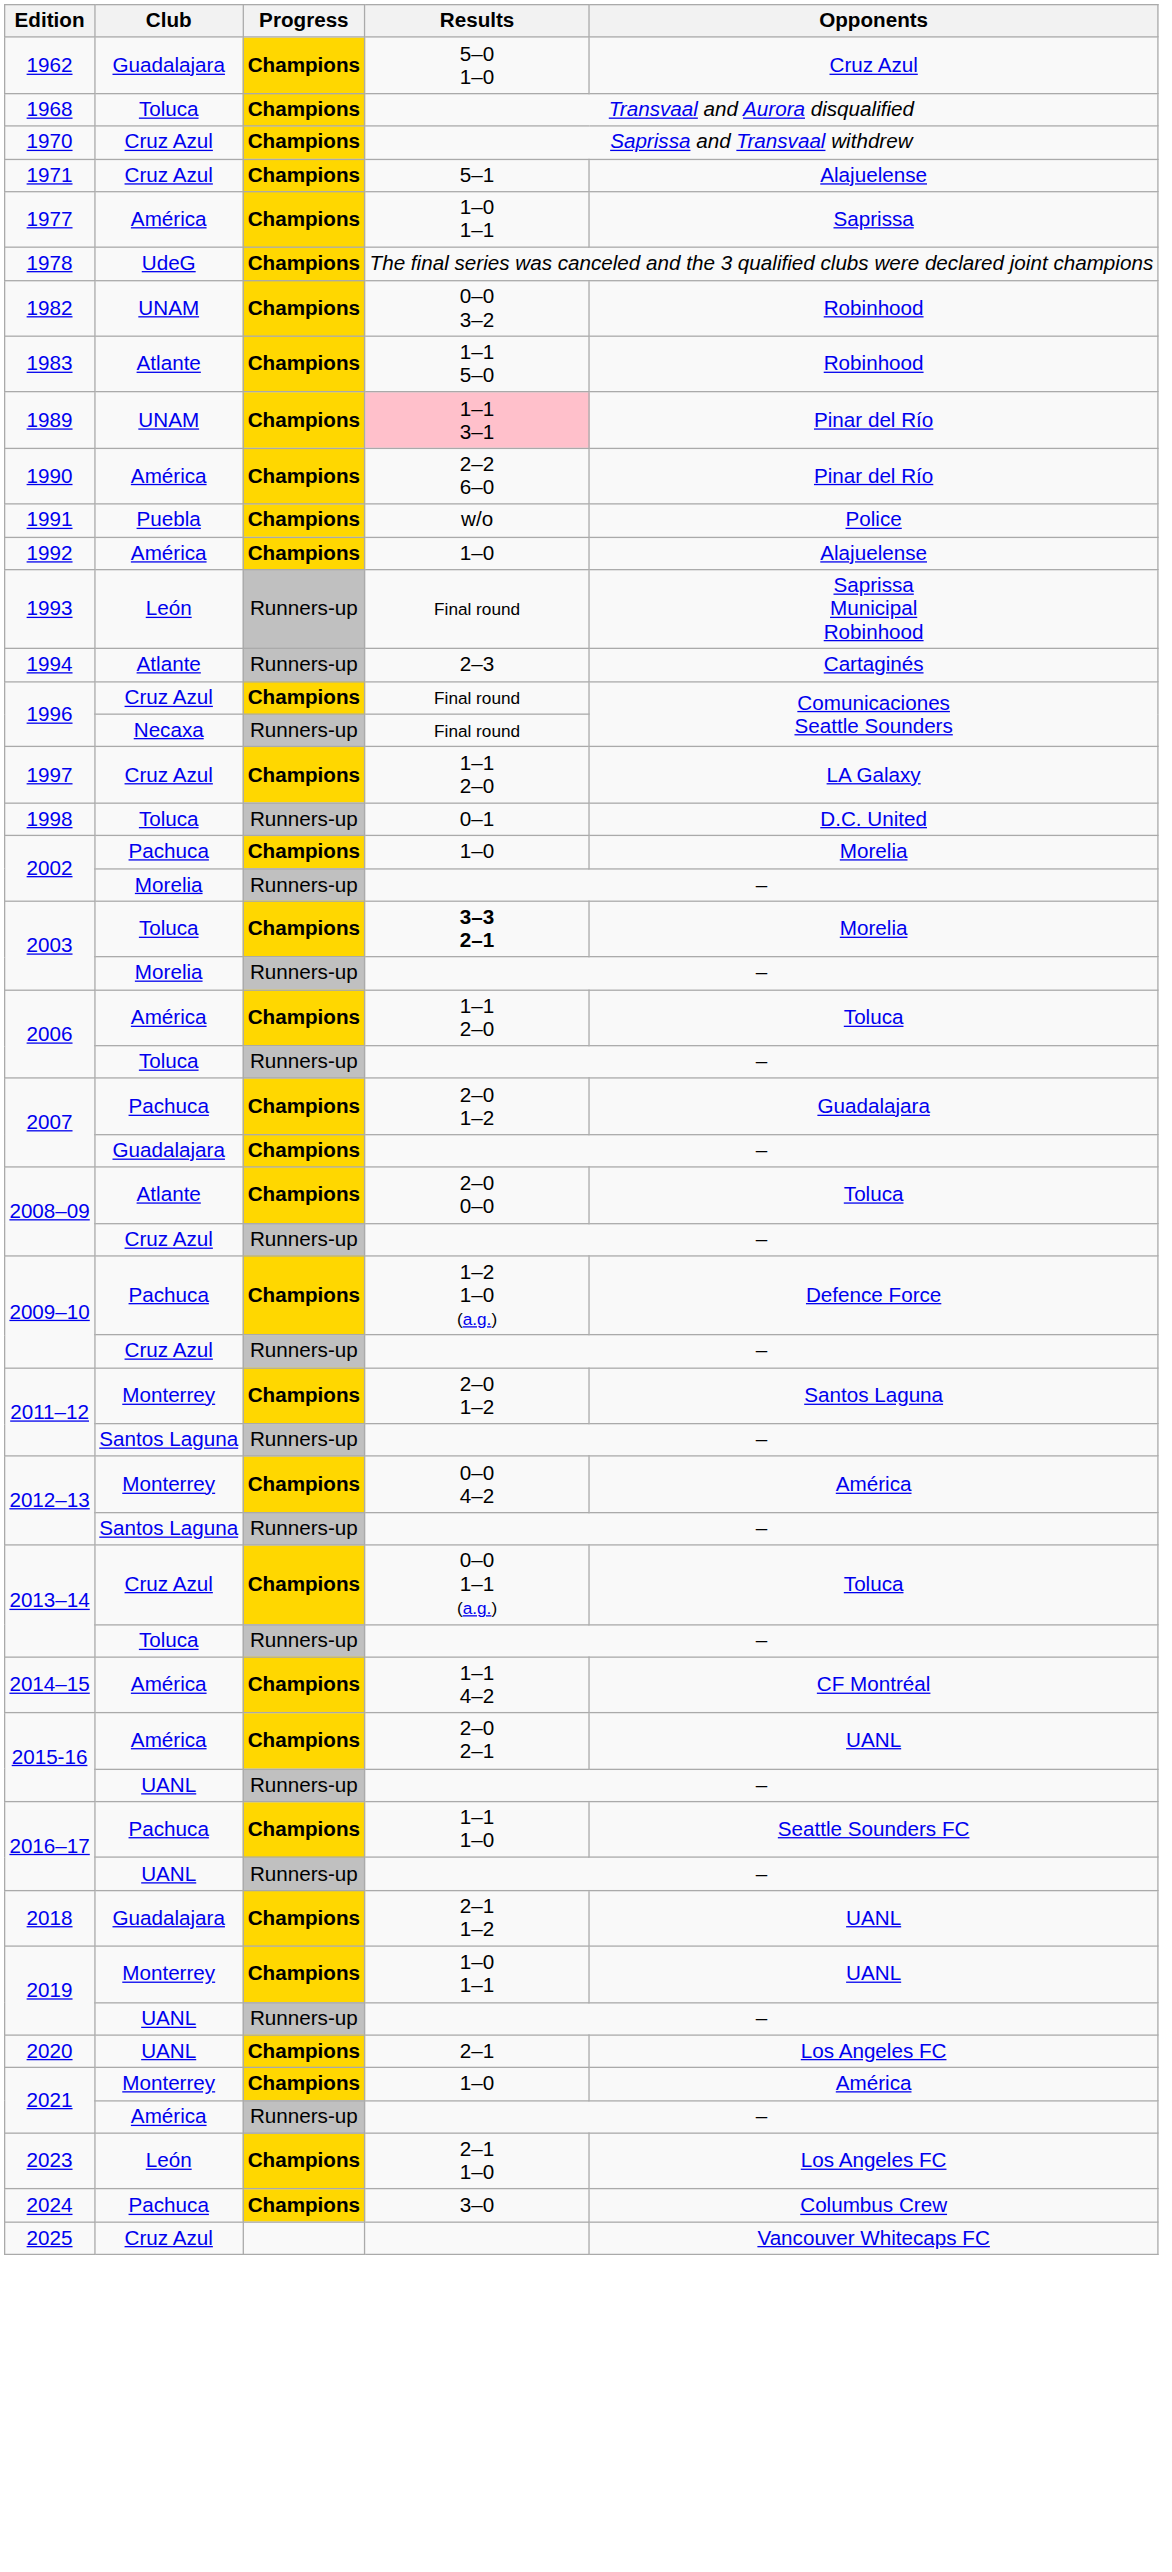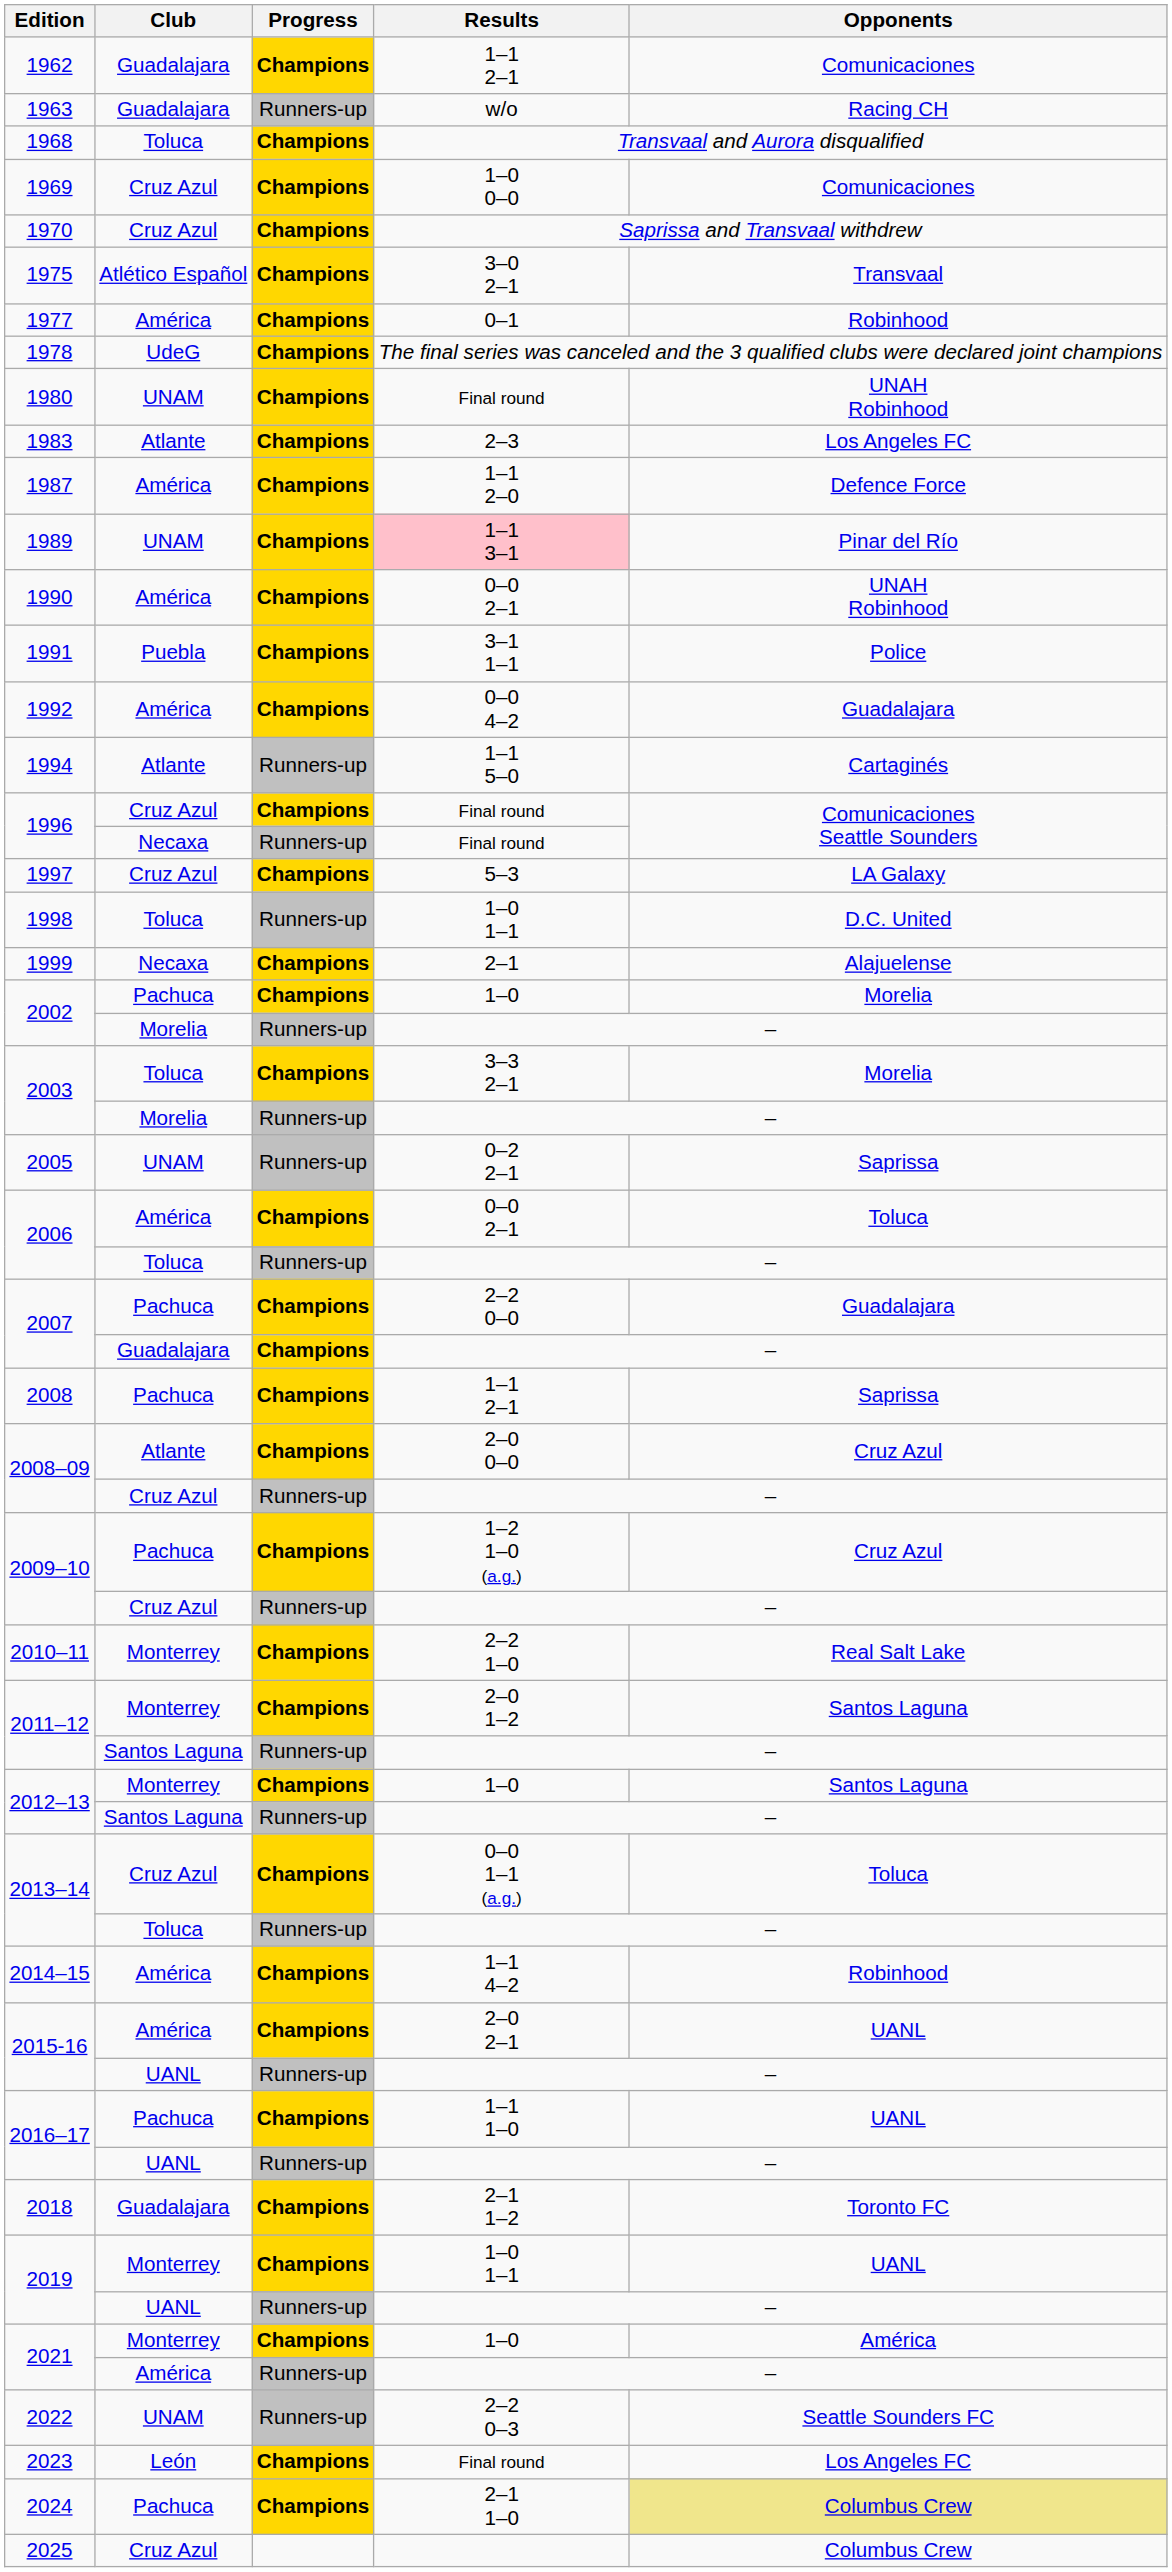(477, 65) 5–0 1–0 -> (502, 65) 1–1 2–1
(874, 65) Cruz Azul -> (898, 65) Comunicaciones
+ row: (50, 109)
+ row: (50, 186)
- row: (50, 175)
+ row: (50, 275)
(477, 219) 1–0 1–1 -> (502, 319) 0–1
(874, 219) Saprissa -> (898, 319) Robinhood
+ row: (50, 396)
- row: (50, 308)
(477, 364) 1–1 5–0 -> (502, 441) 2–3
(874, 364) Robinhood -> (898, 441) Los Angeles FC
+ row: (50, 485)
(477, 475) 2–2 6–0 -> (502, 597) 0–0 2–1
(874, 475) Pinar del Río -> (898, 597) UNAH Robinhood
(477, 520) w/o -> (502, 653) 3–1 1–1
(477, 552) 1–0 -> (502, 709) 0–0 4–2
(874, 552) Alajuelense -> (898, 709) Guadalajara
- row: (50, 608)
(477, 664) 2–3 -> (502, 765) 1–1 5–0
(477, 774) 1–1 2–0 -> (502, 875) 5–3
(477, 819) 0–1 -> (502, 919) 1–0 1–1
+ row: (50, 963)
(477, 928) bold -> (502, 1073) normal
+ row: (50, 1162)
(477, 1017) 1–1 2–0 -> (502, 1218) 0–0 2–1
(477, 1106) 2–0 1–2 -> (502, 1306) 2–2 0–0
+ row: (50, 1395)
(874, 1194) Toluca -> (898, 1451) Cruz Azul
(874, 1295) Defence Force -> (898, 1551) Cruz Azul
+ row: (50, 1652)
(477, 1484) 0–0 4–2 -> (502, 1785) 1–0
(874, 1484) América -> (898, 1785) Santos Laguna
(874, 1684) CF Montréal -> (898, 1974) Robinhood
(874, 1829) Seattle Sounders FC -> (898, 2118) UANL
(874, 1918) UANL -> (898, 2207) Toronto FC
- row: (50, 2051)
+ row: (50, 2417)
(477, 2160) 2–1 1–0 -> (502, 2463) Final round
(477, 2205) 3–0 -> (502, 2506) 2–1 1–0
(874, 2205) no background -> (898, 2506) khaki background
(874, 2238) Vancouver Whitecaps FC -> (898, 2550) Columbus Crew
